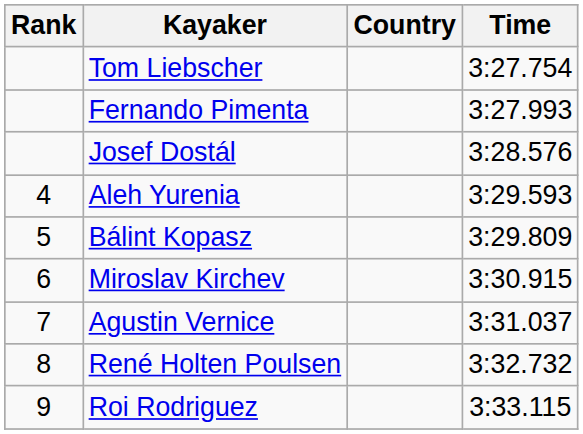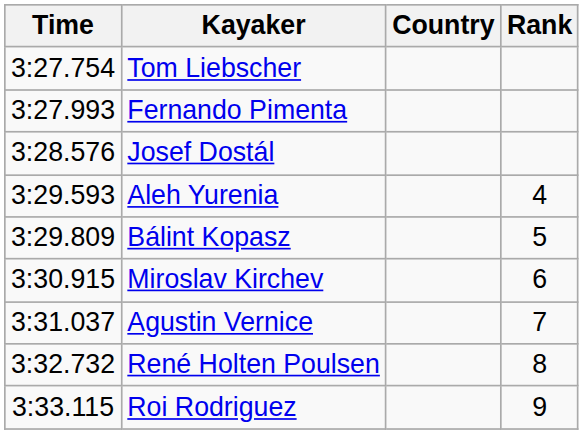columns swapped: (44, 25) <-> (520, 25)
